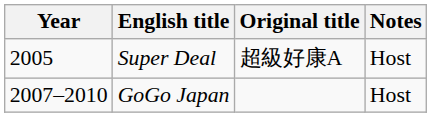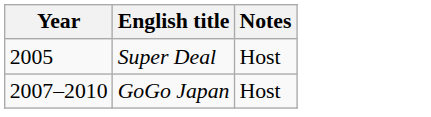- column: (300, 21)
